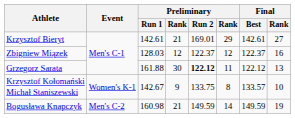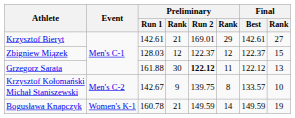(279, 53) 16 -> (279, 53) 15
(112, 87) Women's K-1 -> (107, 87) Men's C-2
(203, 87) 133.75 -> (203, 87) 139.75
(107, 106) Men's C-2 -> (112, 106) Women's K-1
(152, 106) 160.98 -> (152, 106) 160.78
